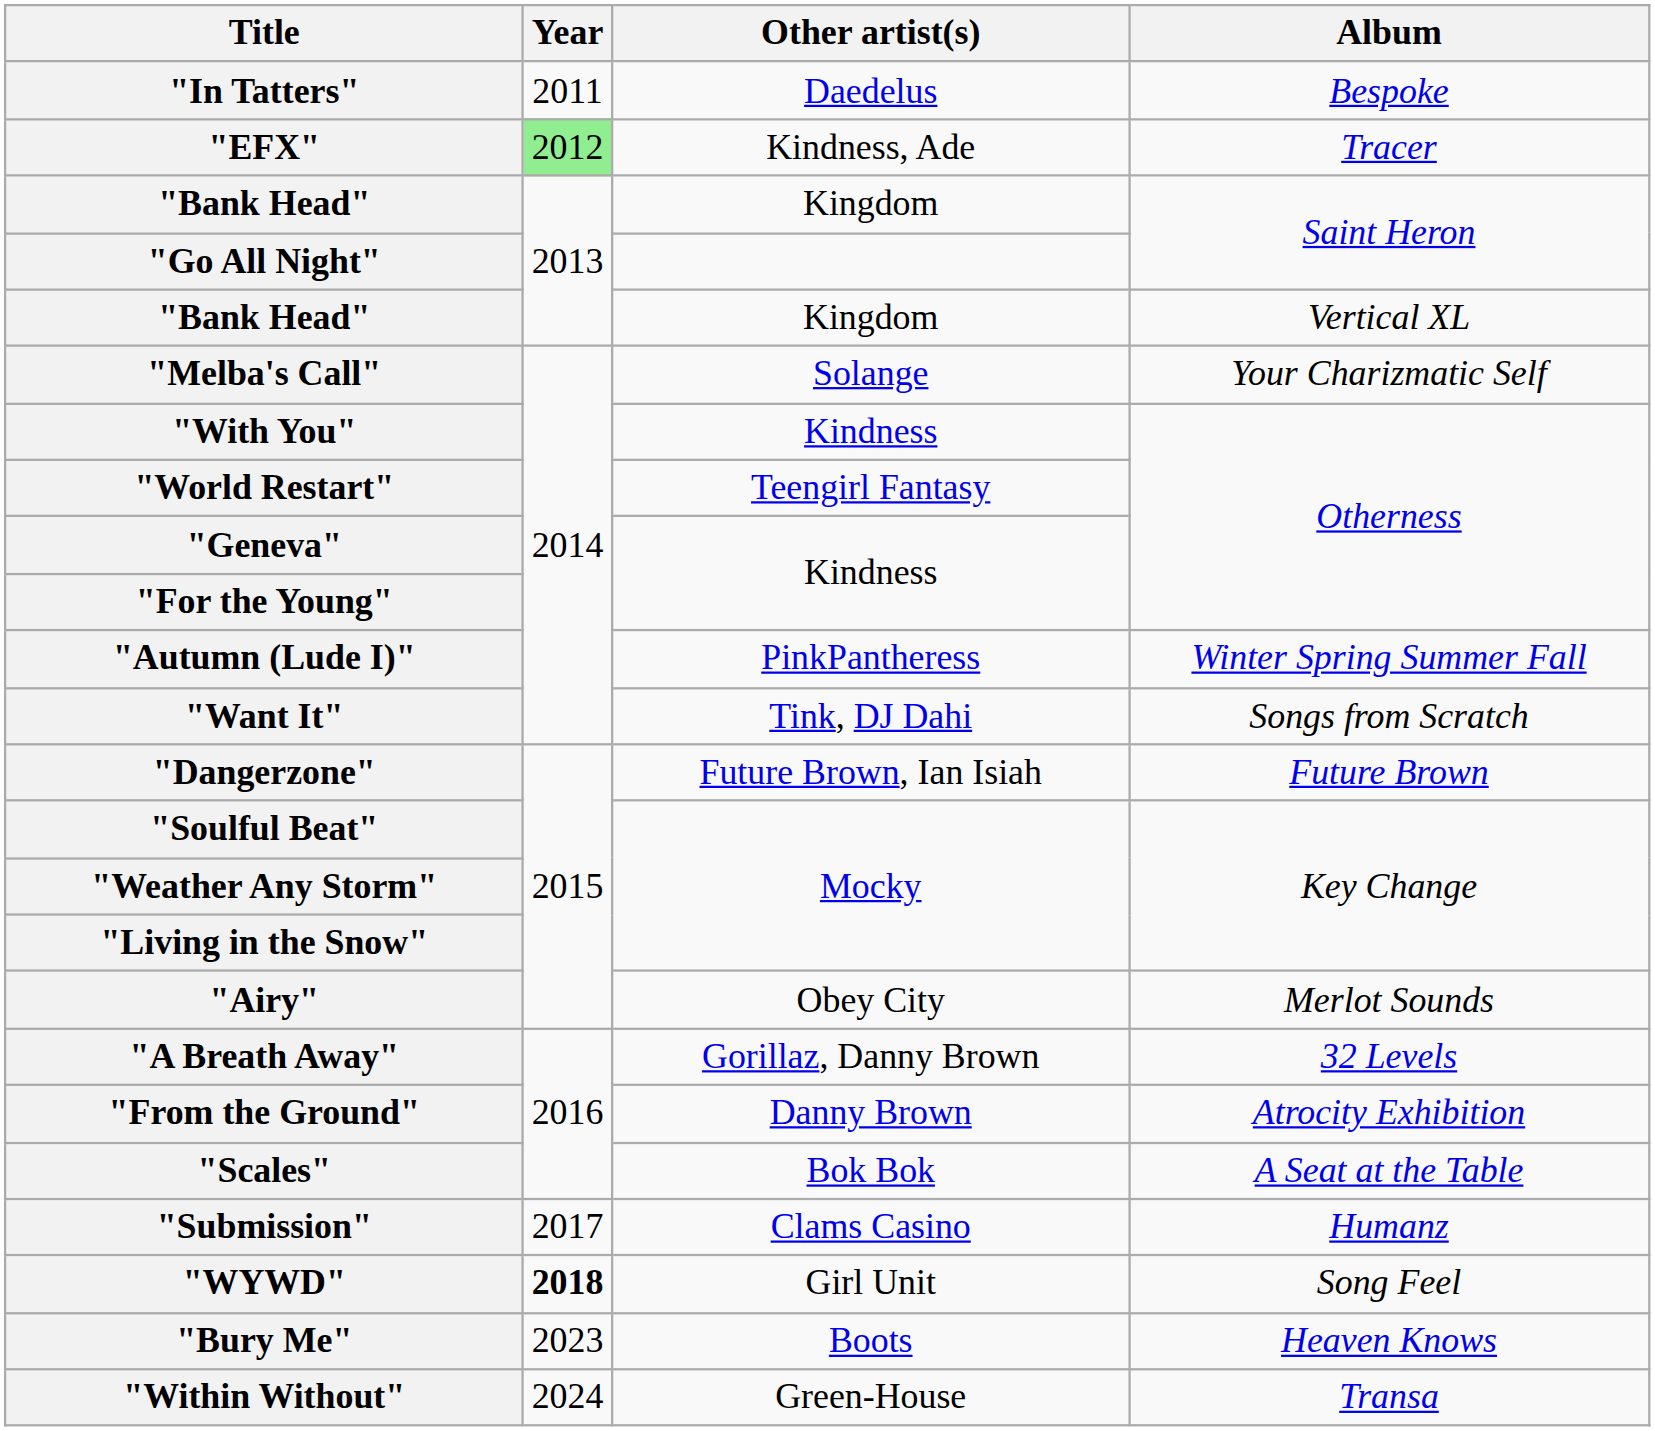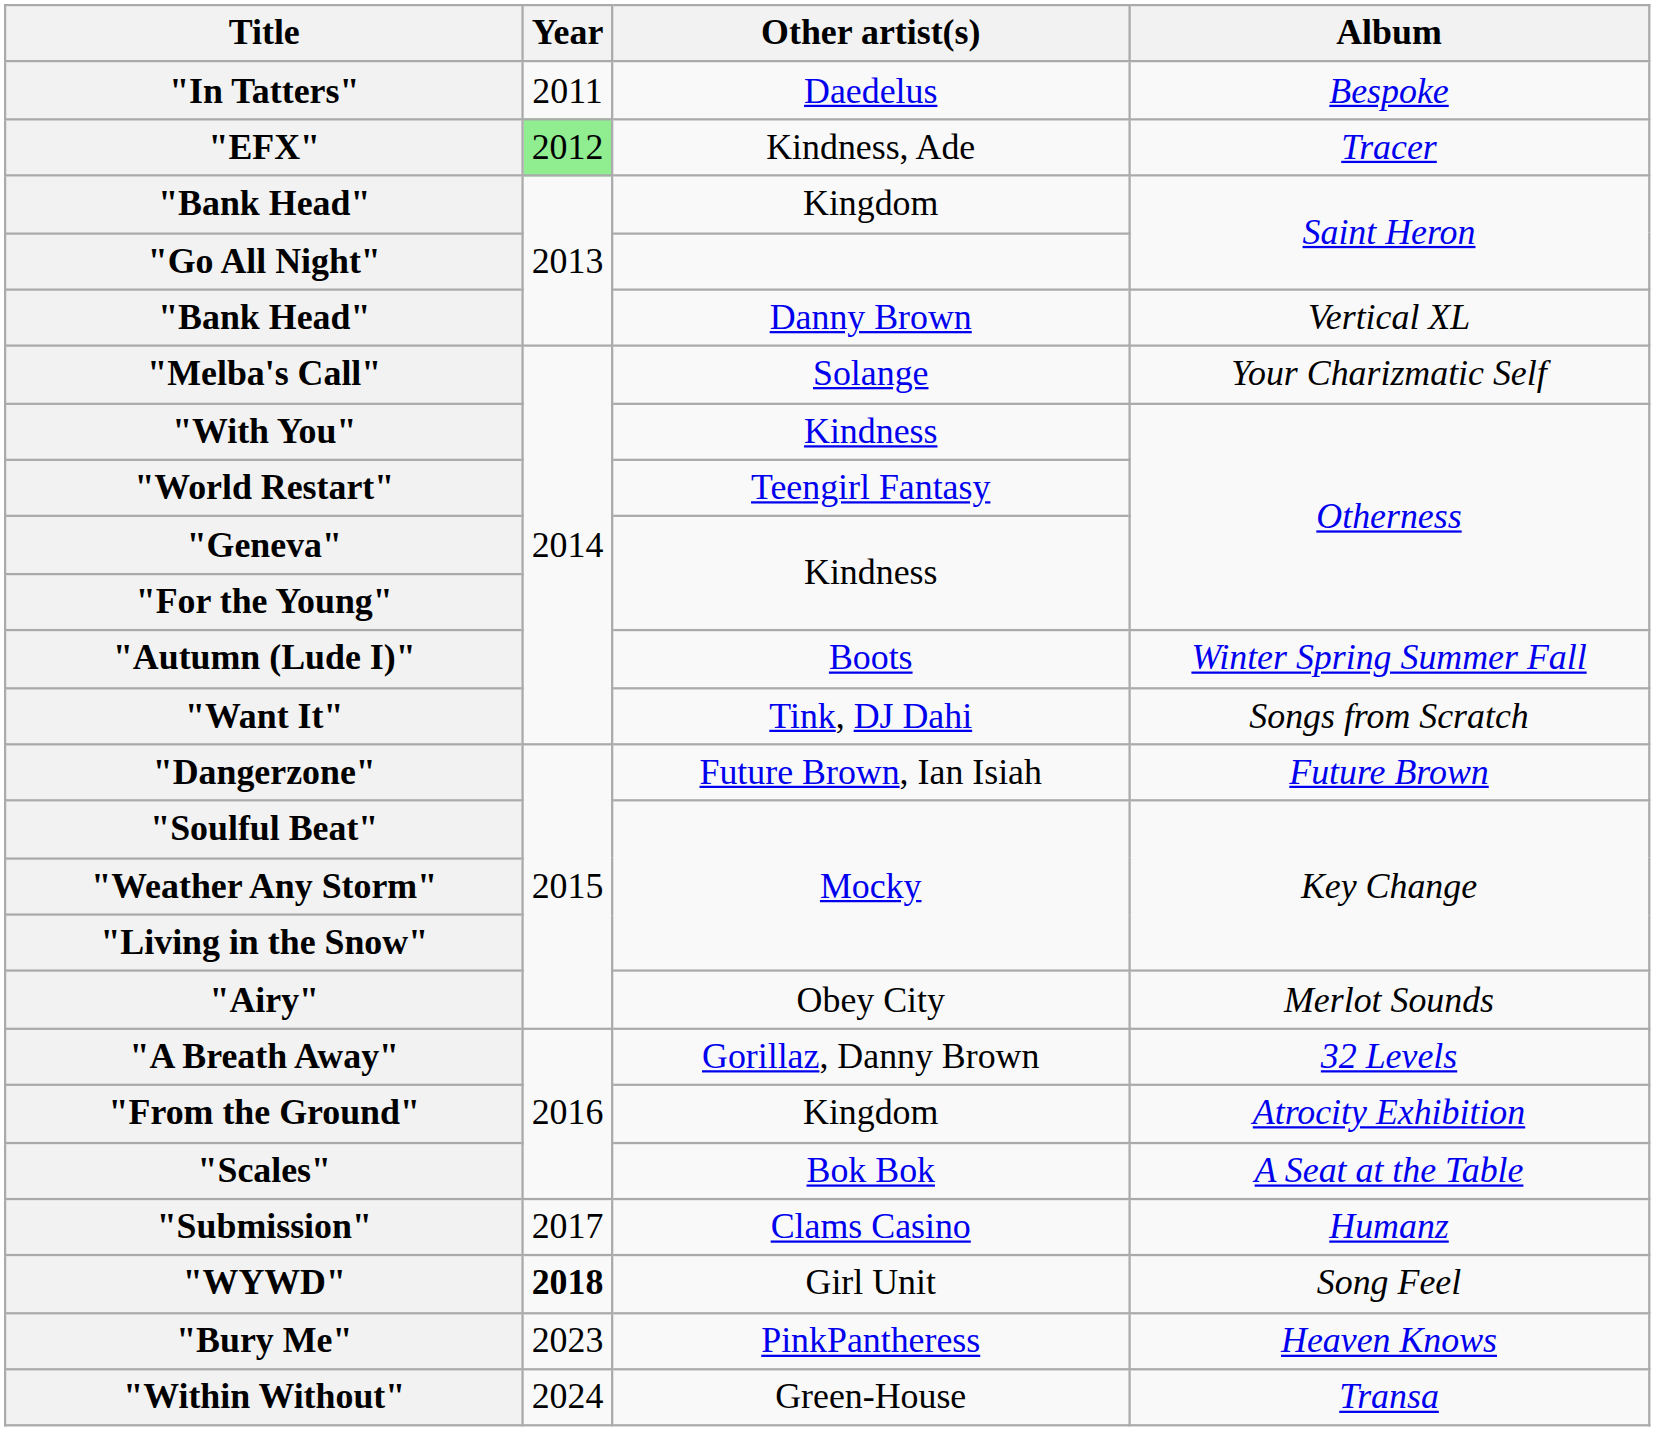(871, 317) Kingdom -> (871, 317) Danny Brown
(871, 658) PinkPantheress -> (871, 658) Boots
(871, 1112) Danny Brown -> (871, 1112) Kingdom
(871, 1340) Boots -> (871, 1340) PinkPantheress
